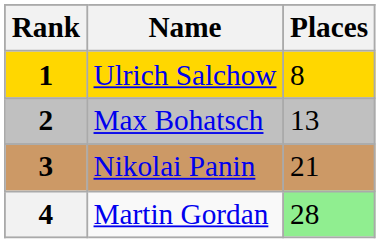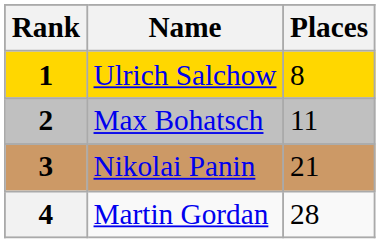(305, 120) 13 -> (304, 120) 11
(305, 213) lightgreen background -> (305, 213) no background
